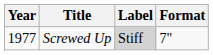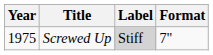(22, 38) 1977 -> (22, 38) 1975
